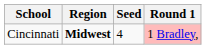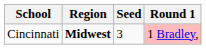(120, 34) 4 -> (120, 34) 3
